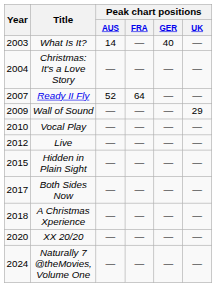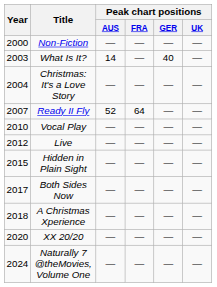+ row: (63, 43)
- row: (63, 111)
